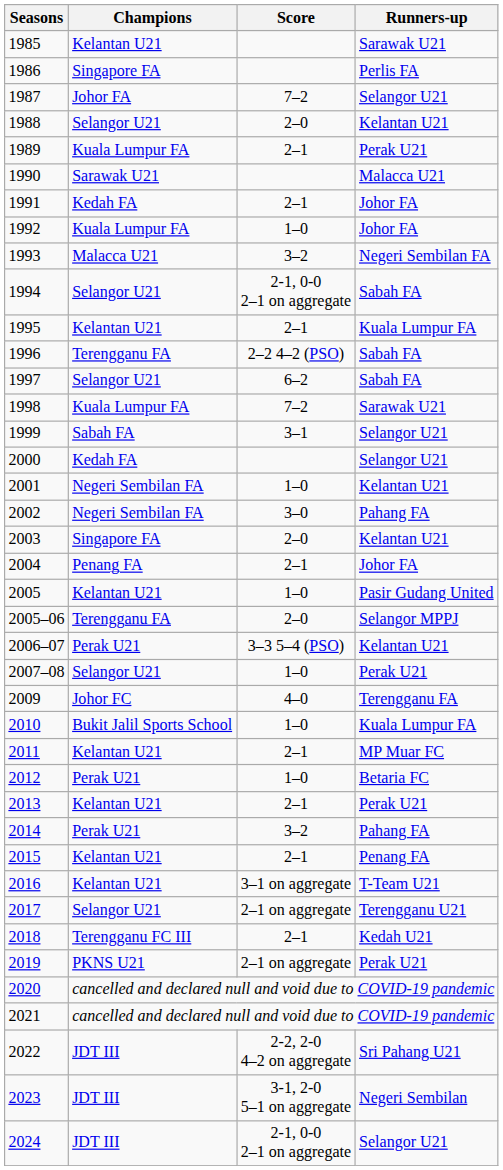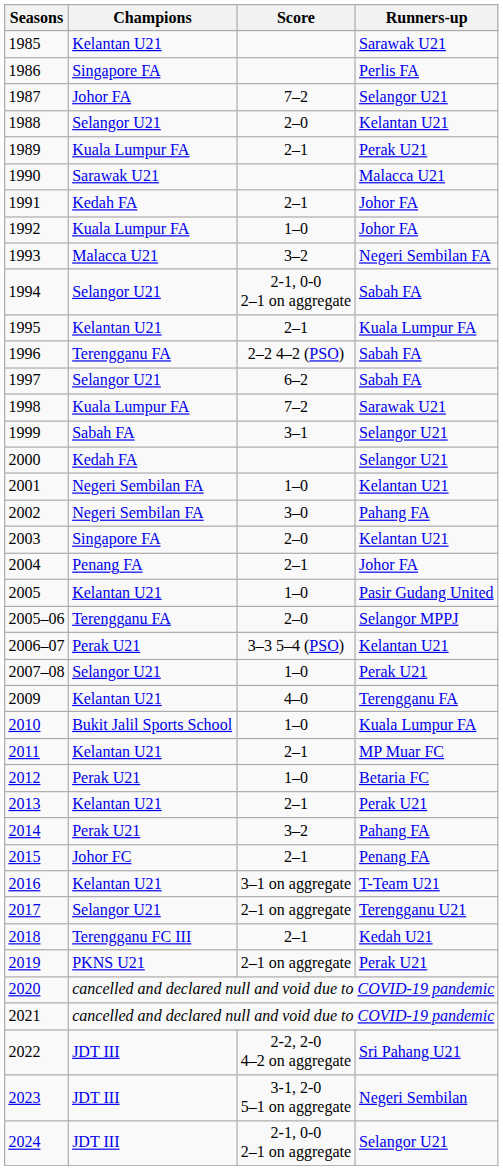(102, 698) Johor FC -> (117, 698) Kelantan U21
(117, 856) Kelantan U21 -> (102, 856) Johor FC
